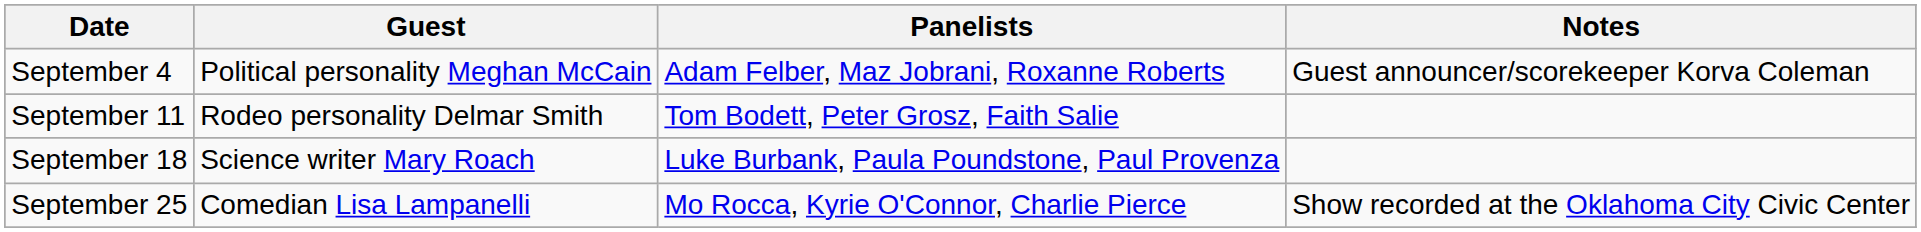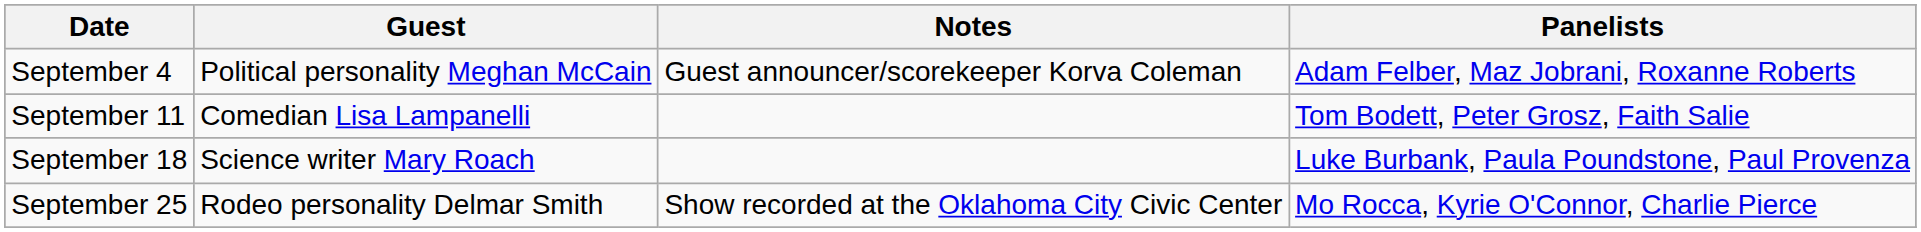columns swapped: (972, 26) <-> (1601, 26)
(402, 115) Rodeo personality Delmar Smith -> (365, 115) Comedian Lisa Lampanelli
(365, 204) Comedian Lisa Lampanelli -> (402, 204) Rodeo personality Delmar Smith
